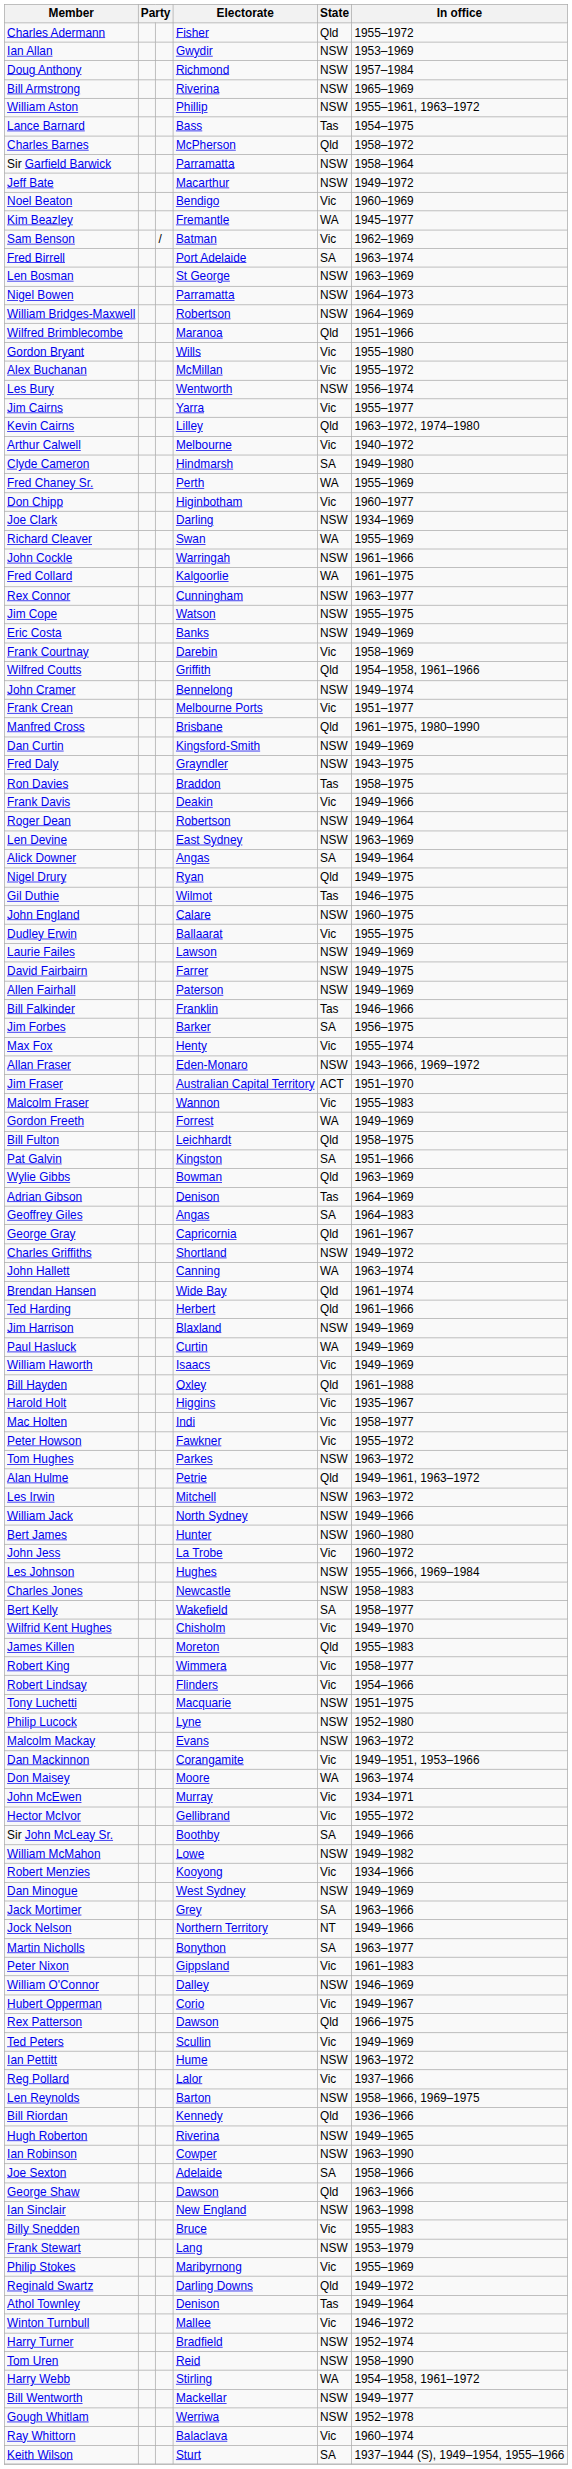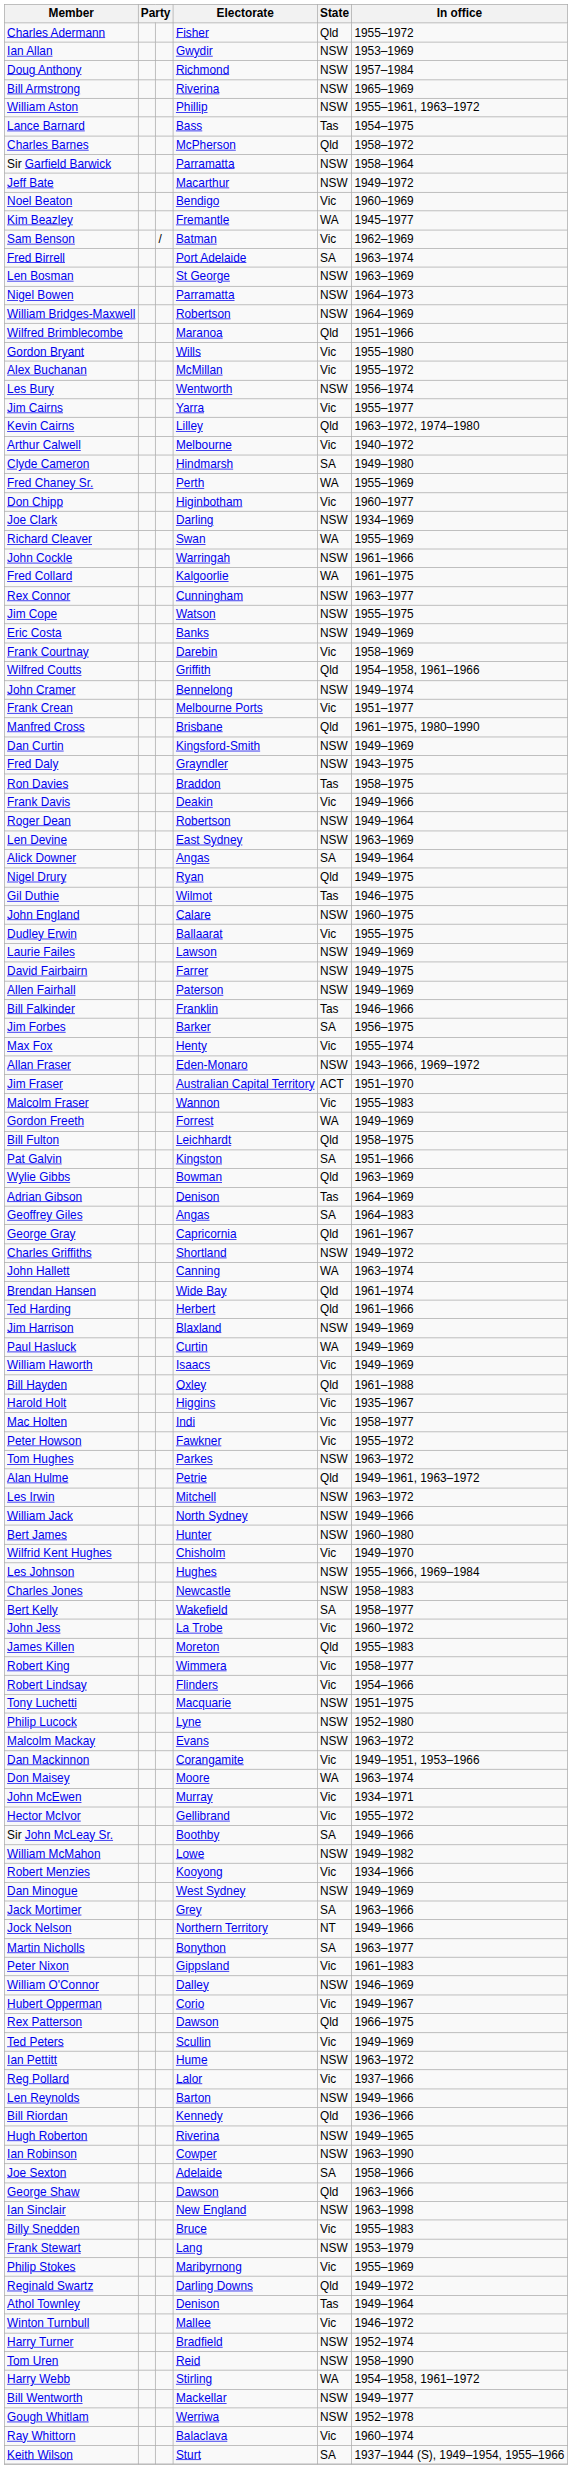rows swapped: (34, 1553) <-> (59, 1628)
(417, 2098) 1958–1966, 1969–1975 -> (384, 2098) 1949–1966
